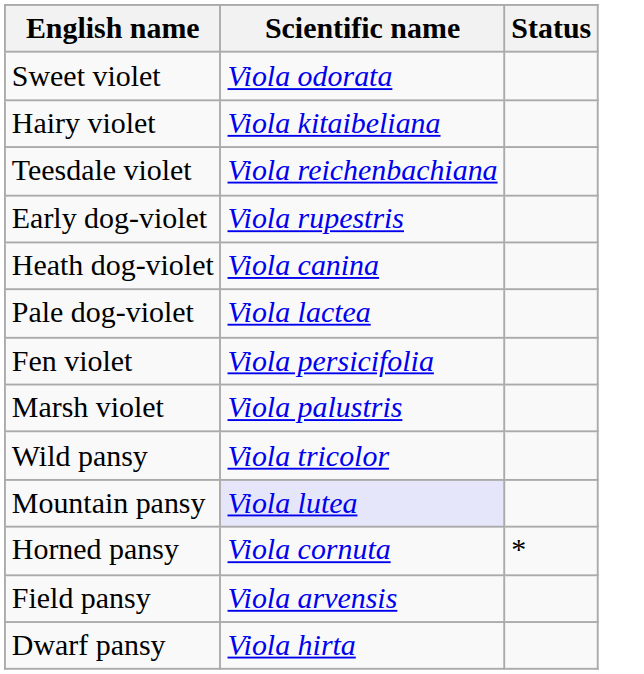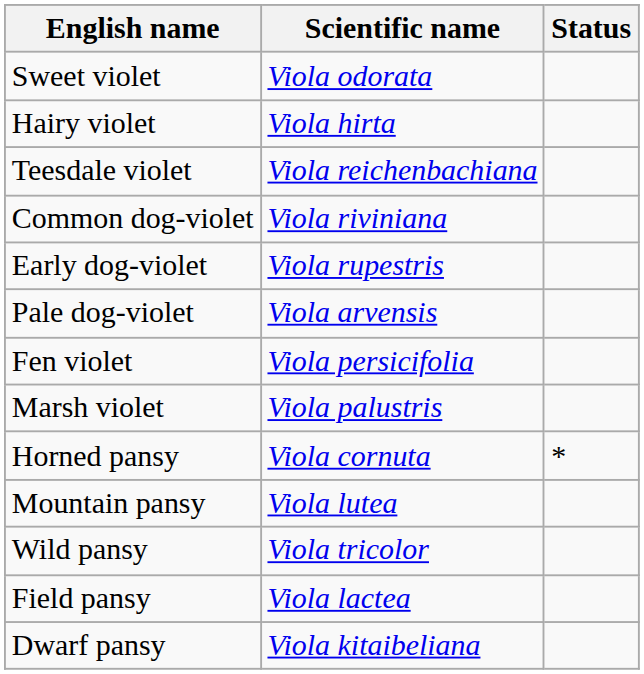(334, 123) Viola kitaibeliana -> (332, 123) Viola hirta
+ row: (133, 218)
- row: (113, 265)
(299, 312) Viola lactea -> (352, 312) Viola arvensis
rows swapped: (95, 550) <-> (80, 455)
(292, 502) lavender background -> (332, 502) no background
(312, 597) Viola arvensis -> (339, 597) Viola lactea
(292, 645) Viola hirta -> (374, 645) Viola kitaibeliana
